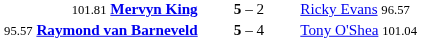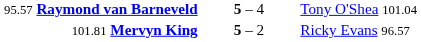rows swapped: (135, 9) <-> (101, 30)
